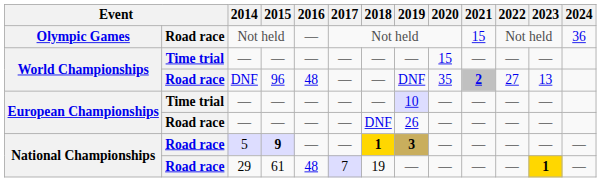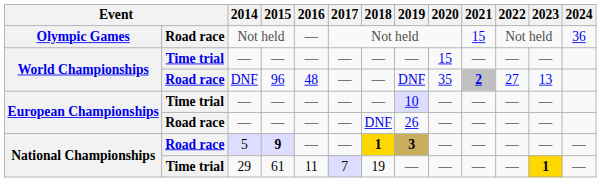(195, 166) Road race -> (195, 166) Time trial
(311, 166) 48 -> (311, 166) 11
